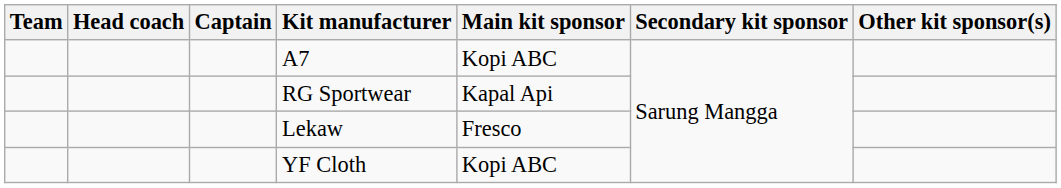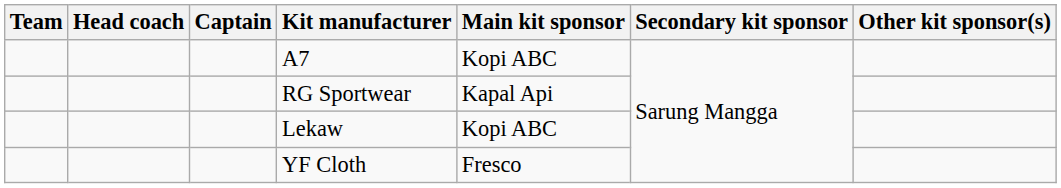(492, 128) Fresco -> (509, 128) Kopi ABC
(509, 164) Kopi ABC -> (492, 164) Fresco
